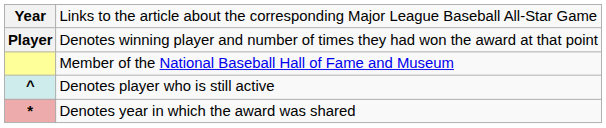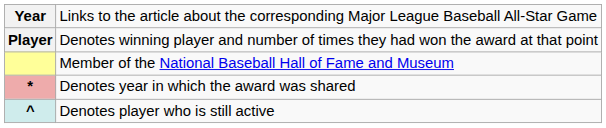rows swapped: (30, 87) <-> (30, 110)
